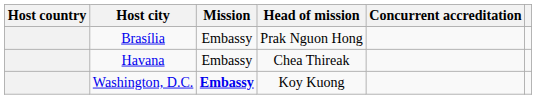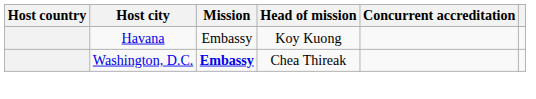- row: (143, 37)
(312, 60) Chea Thireak -> (308, 37) Koy Kuong
(312, 82) Koy Kuong -> (308, 60) Chea Thireak
